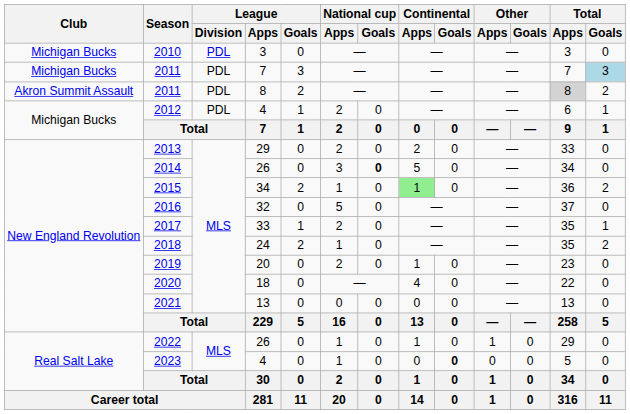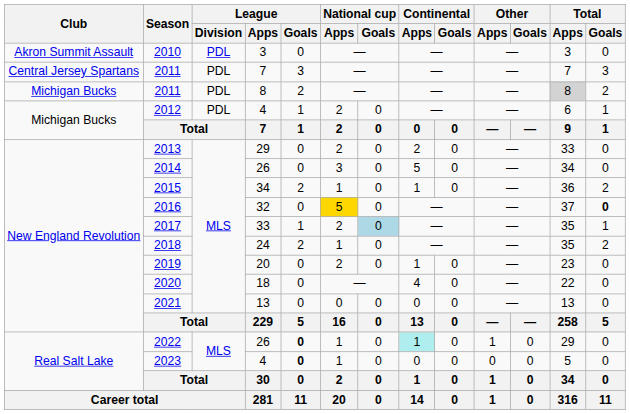(74, 52) Michigan Bucks -> (74, 52) Akron Summit Assault
(74, 71) Michigan Bucks -> (74, 71) Central Jersey Spartans
(605, 71) lightblue background -> (605, 71) no background
(74, 91) Akron Summit Assault -> (74, 91) Michigan Bucks
(378, 168) bold -> (378, 168) normal
(417, 187) lightgreen background -> (417, 187) no background
(339, 206) no background -> (339, 206) gold background
(605, 206) normal -> (605, 206) bold
(378, 226) no background -> (378, 226) lightblue background
(301, 341) normal -> (301, 341) bold
(417, 341) no background -> (417, 341) paleturquoise background
(301, 361) normal -> (301, 361) bold
(455, 361) bold -> (455, 361) normal
